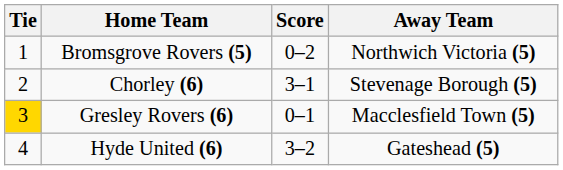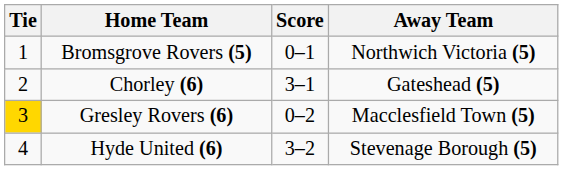(300, 52) 0–2 -> (300, 52) 0–1
(443, 84) Stevenage Borough (5) -> (443, 84) Gateshead (5)
(300, 116) 0–1 -> (300, 116) 0–2
(443, 148) Gateshead (5) -> (443, 148) Stevenage Borough (5)
